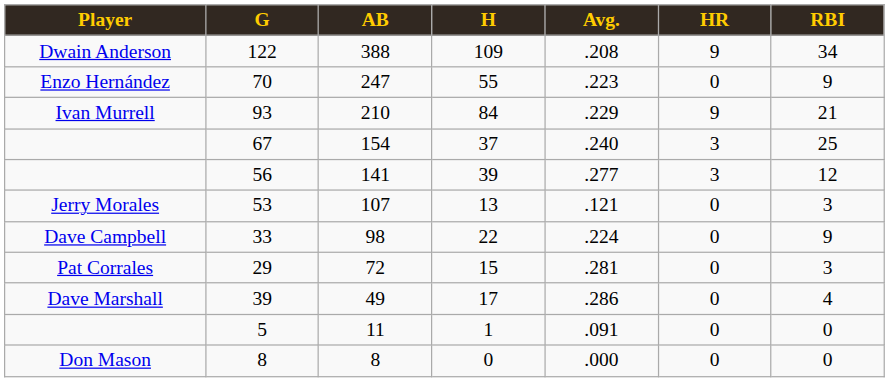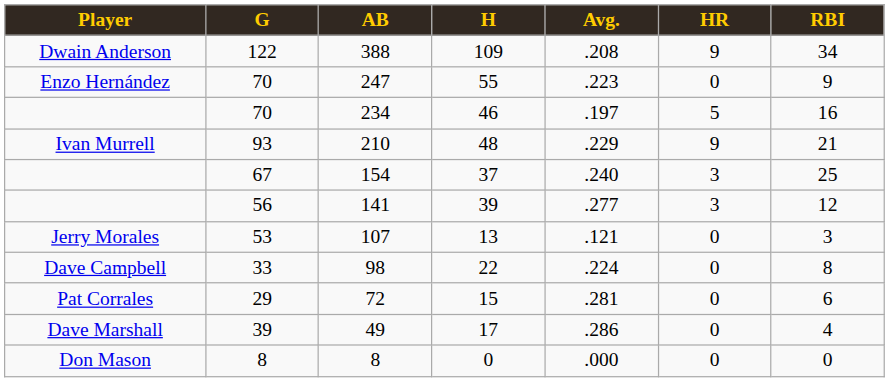+ row: (375, 112)
(488, 112) 84 -> (488, 143) 48
(828, 236) 9 -> (828, 267) 8
(828, 267) 3 -> (828, 298) 6
- row: (375, 329)
